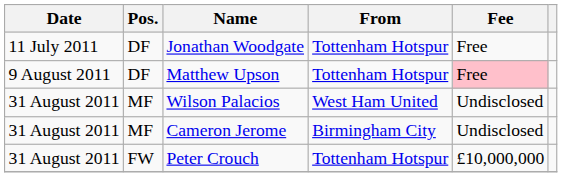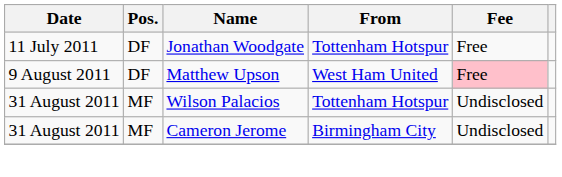(380, 74) Tottenham Hotspur -> (375, 74) West Ham United
(375, 102) West Ham United -> (380, 102) Tottenham Hotspur
- row: (213, 158)
